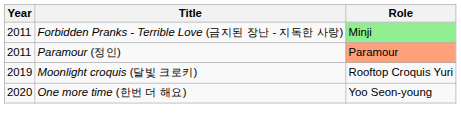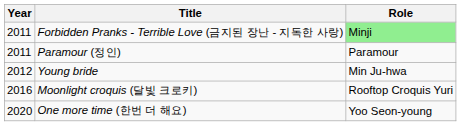(373, 52) lightsalmon background -> (373, 52) no background
+ row: (68, 71)
(20, 72) 2019 -> (20, 90) 2016
